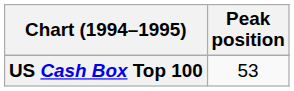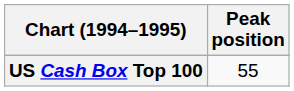(248, 70) 53 -> (248, 70) 55
